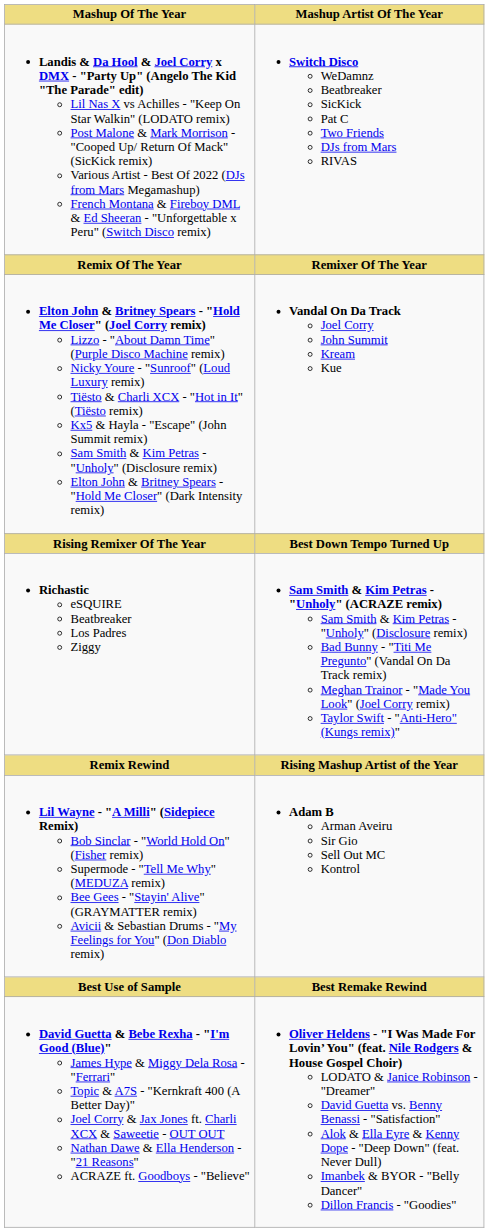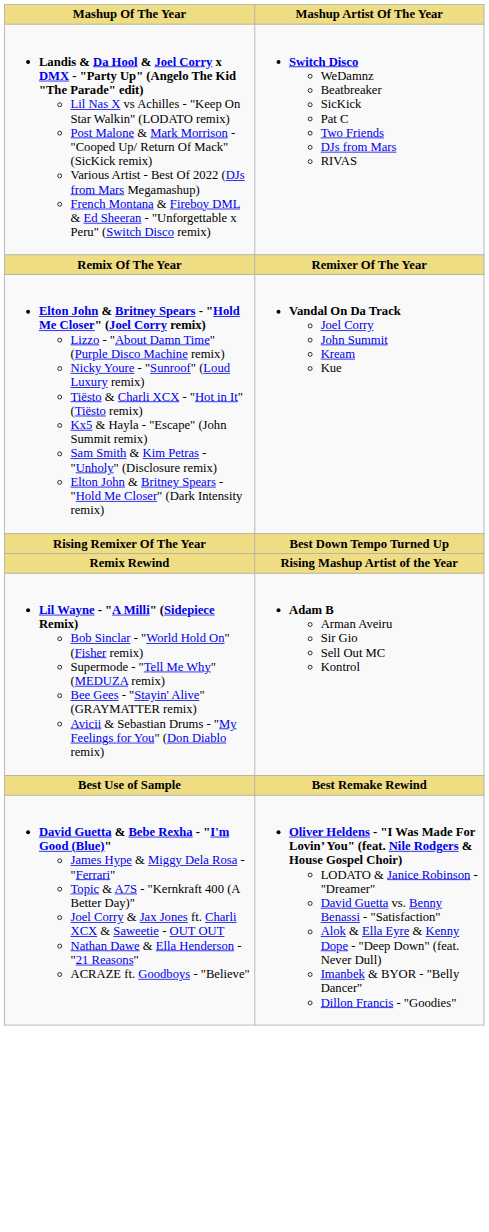- row: (129, 619)
